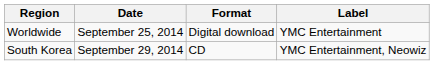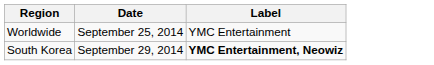- column: (231, 13)
(353, 50) normal -> (266, 50) bold
